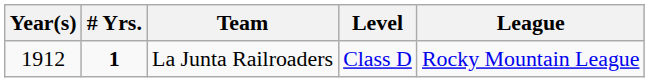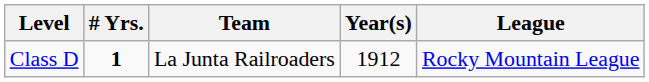columns swapped: (43, 22) <-> (378, 22)
